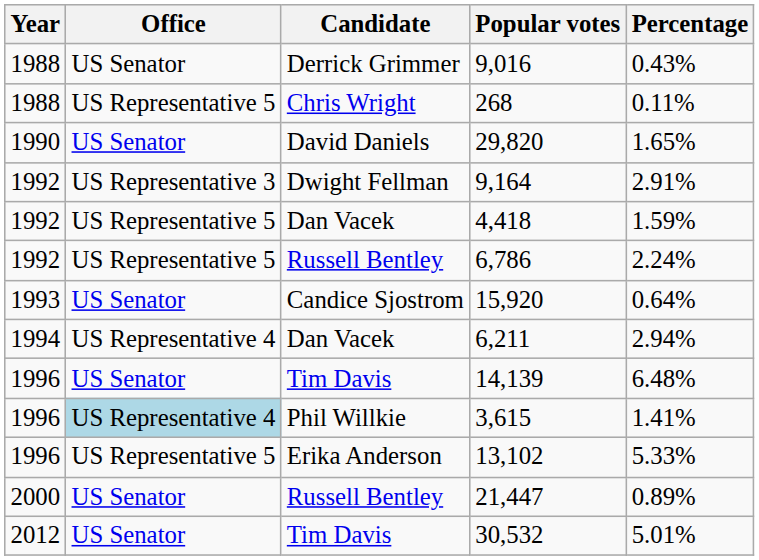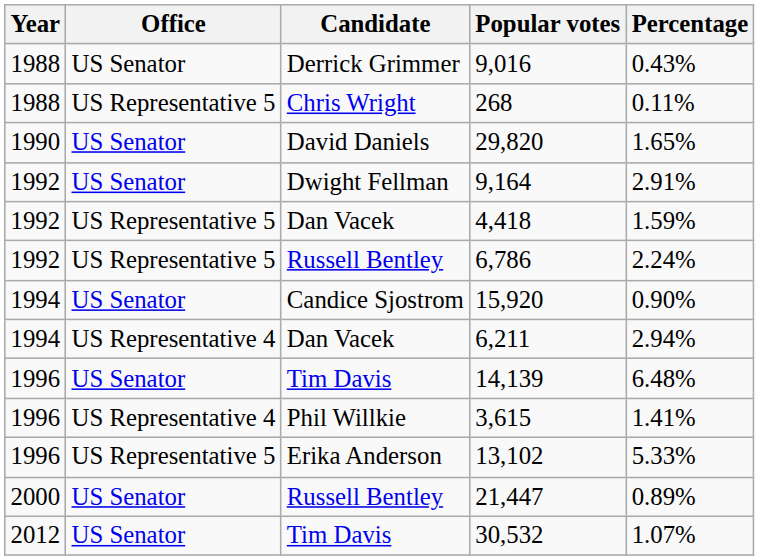(173, 181) US Representative 3 -> (128, 181) US Senator
(35, 299) 1993 -> (35, 299) 1994
(664, 299) 0.64% -> (664, 299) 0.90%
(173, 417) lightblue background -> (173, 417) no background
(664, 535) 5.01% -> (664, 535) 1.07%
